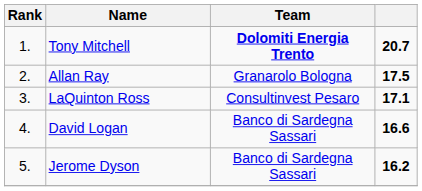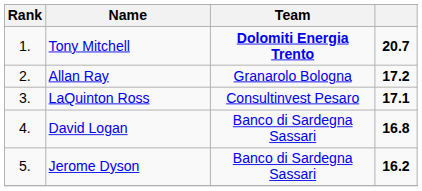(396, 76) 17.5 -> (396, 76) 17.2
(396, 128) 16.6 -> (396, 128) 16.8
